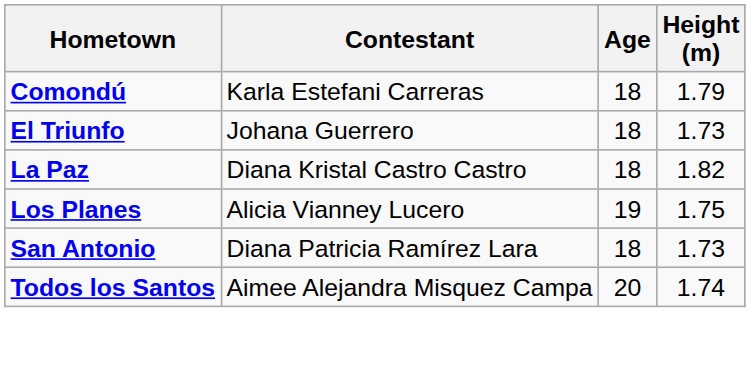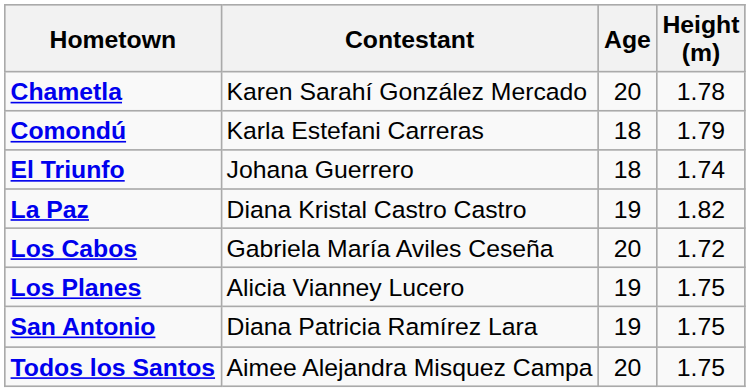+ row: (66, 92)
(701, 131) 1.73 -> (701, 170) 1.74
(628, 170) 18 -> (628, 209) 19
+ row: (74, 248)
(628, 248) 18 -> (628, 327) 19
(701, 248) 1.73 -> (701, 327) 1.75
(701, 288) 1.74 -> (701, 366) 1.75
